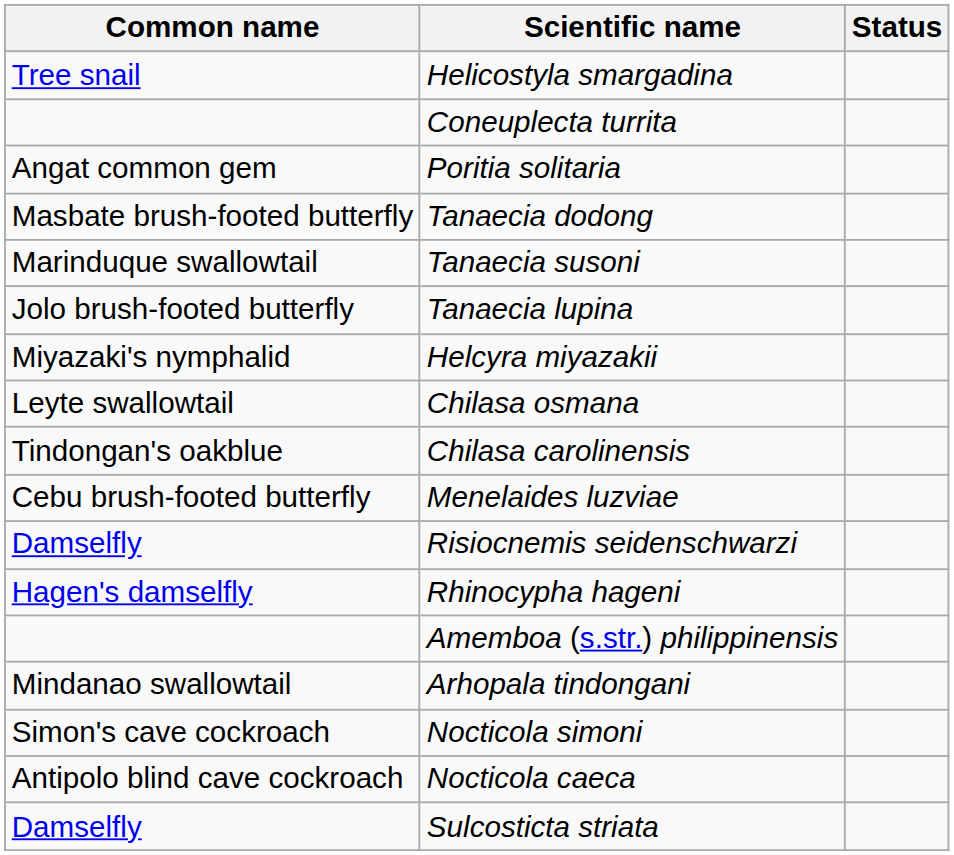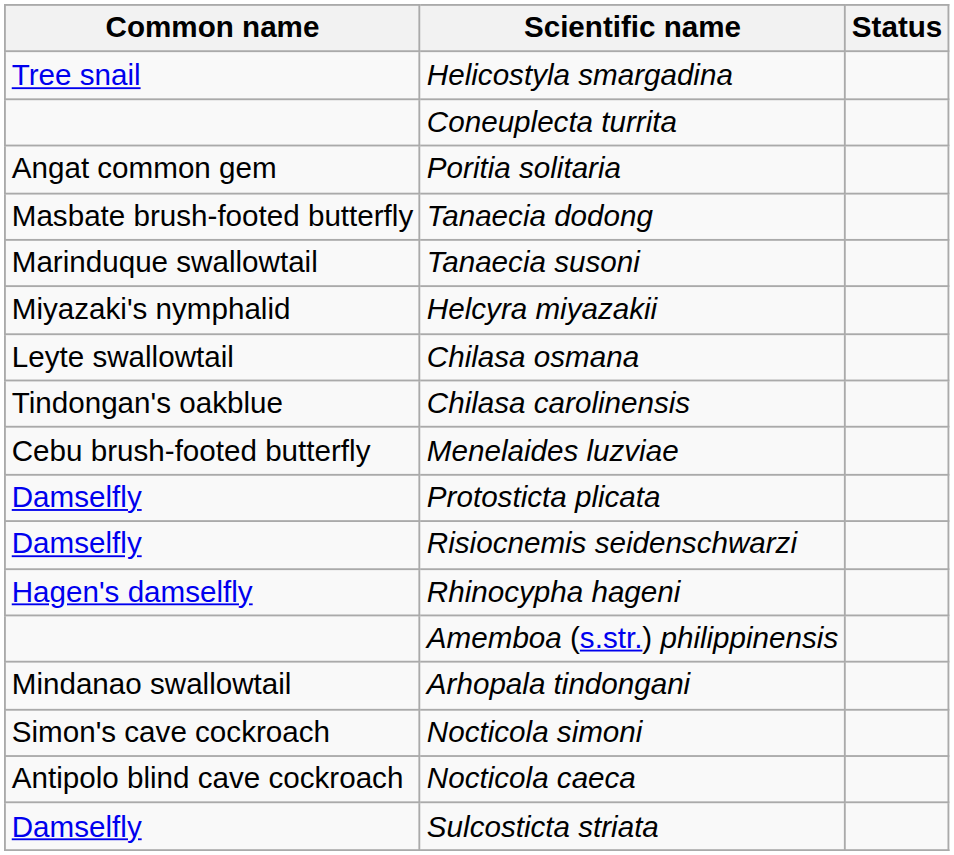- row: (530, 309)
+ row: (544, 497)
